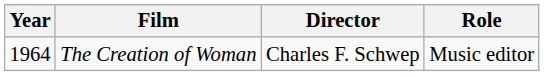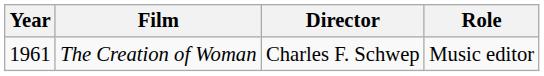(30, 53) 1964 -> (30, 53) 1961
